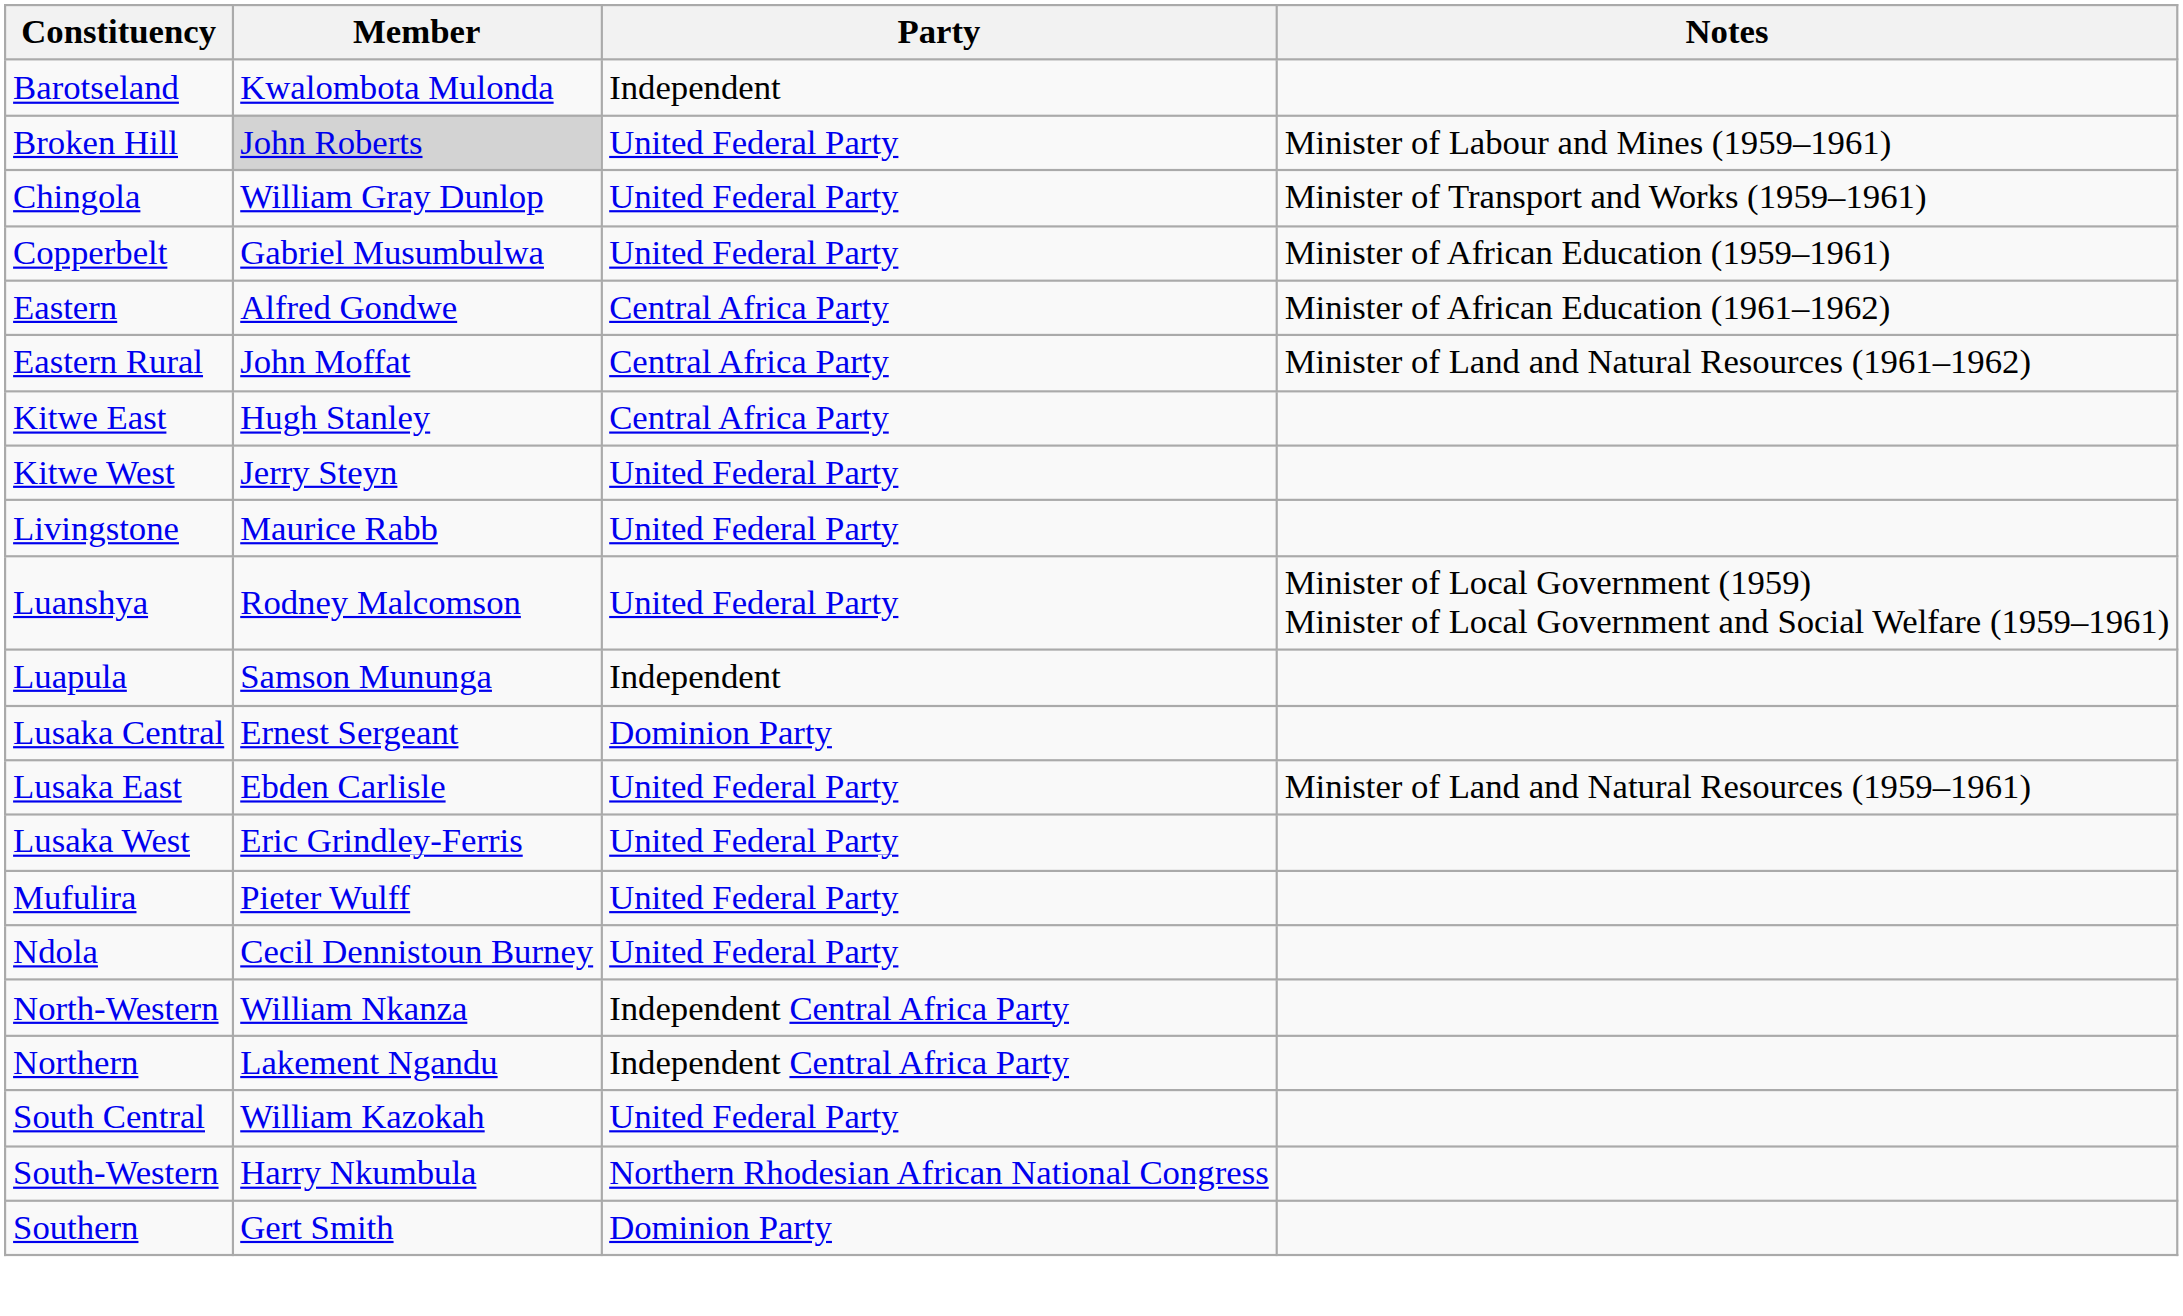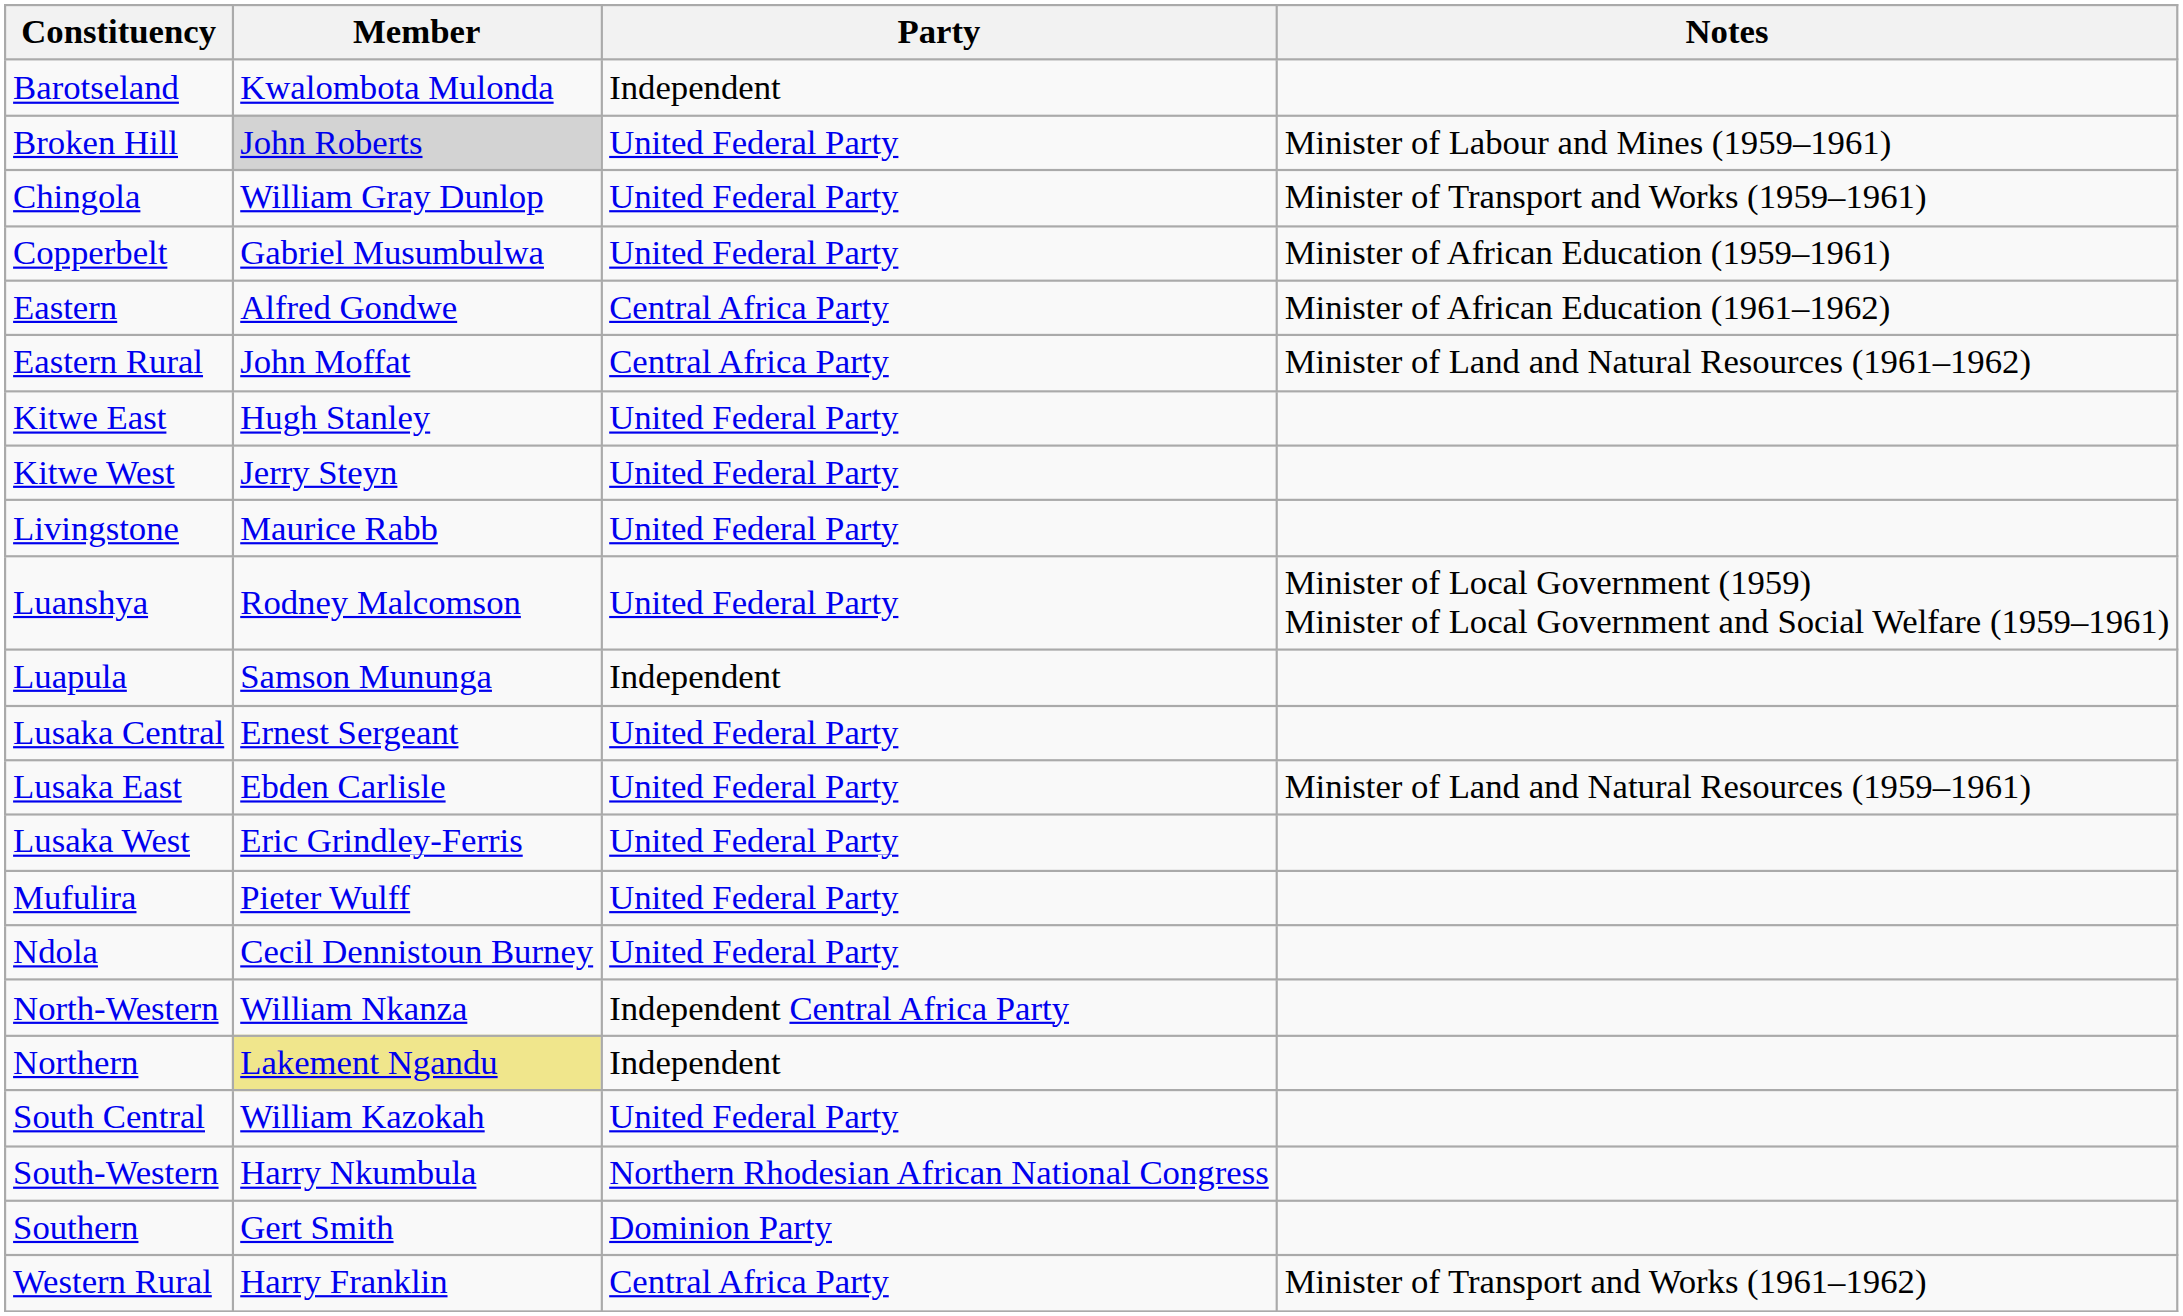(749, 417) Central Africa Party -> (754, 417) United Federal Party
(721, 731) Dominion Party -> (754, 731) United Federal Party
(369, 1062) no background -> (369, 1062) khaki background
(839, 1062) Independent Central Africa Party -> (695, 1062) Independent
+ row: (112, 1282)
